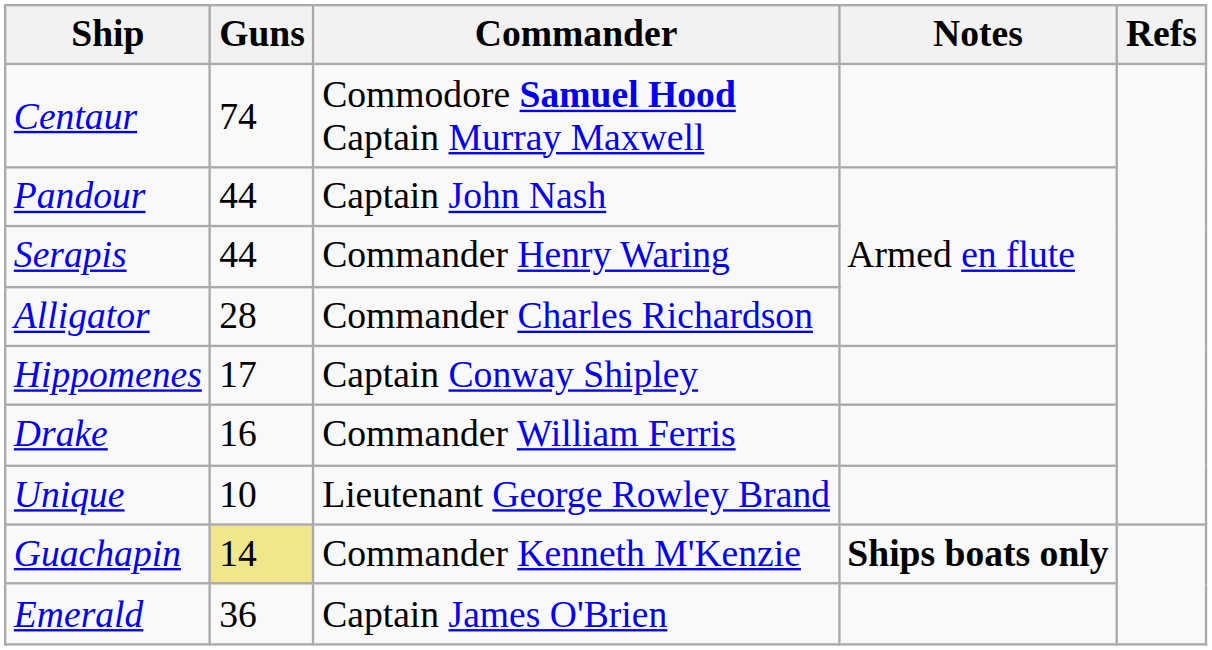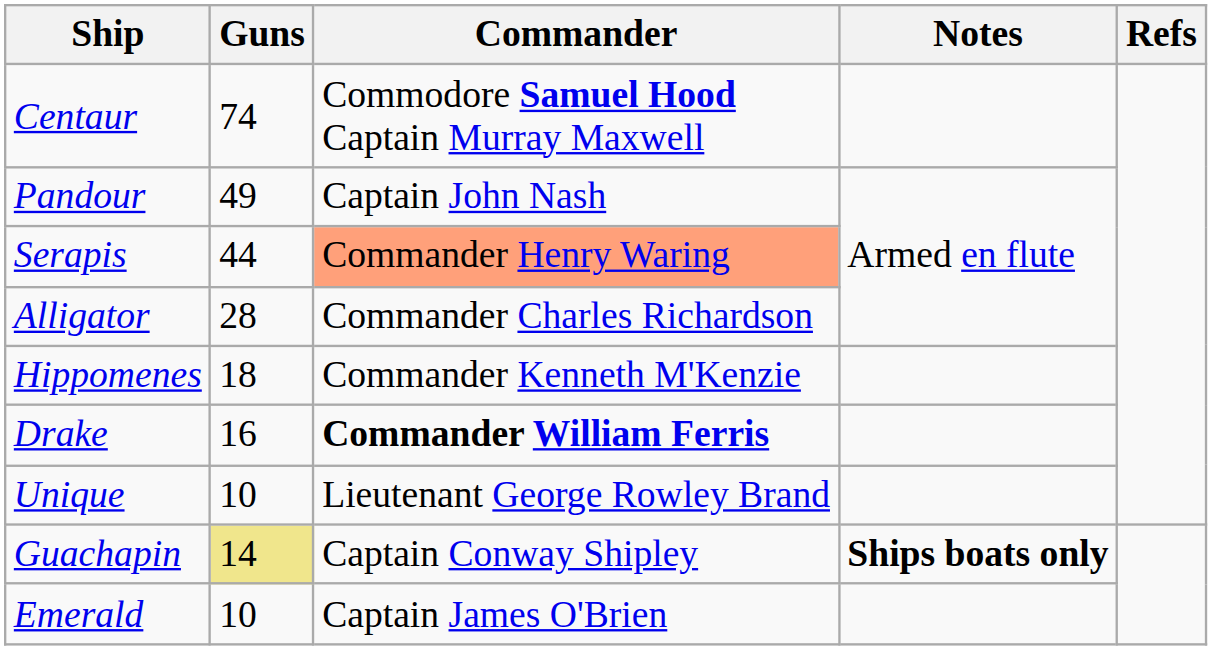(238, 195) 44 -> (238, 195) 49
(526, 255) no background -> (526, 255) lightsalmon background
(238, 374) 17 -> (238, 374) 18
(510, 374) Captain Conway Shipley -> (562, 374) Commander Kenneth M'Kenzie
(529, 434) normal -> (546, 434) bold
(562, 553) Commander Kenneth M'Kenzie -> (510, 553) Captain Conway Shipley
(238, 613) 36 -> (238, 613) 10
